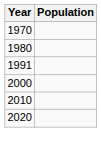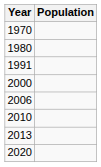+ row: (20, 100)
+ row: (20, 135)
